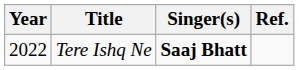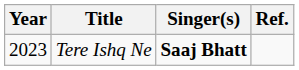(28, 49) 2022 -> (28, 49) 2023
